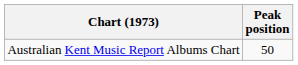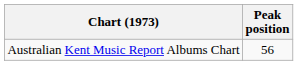(268, 49) 50 -> (268, 49) 56
